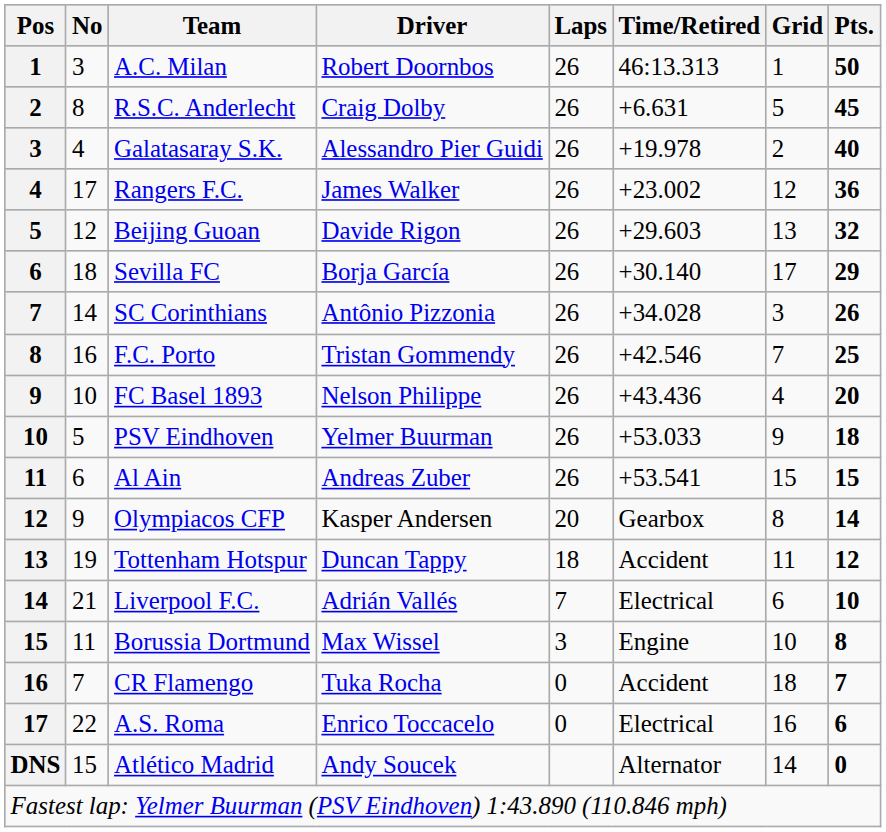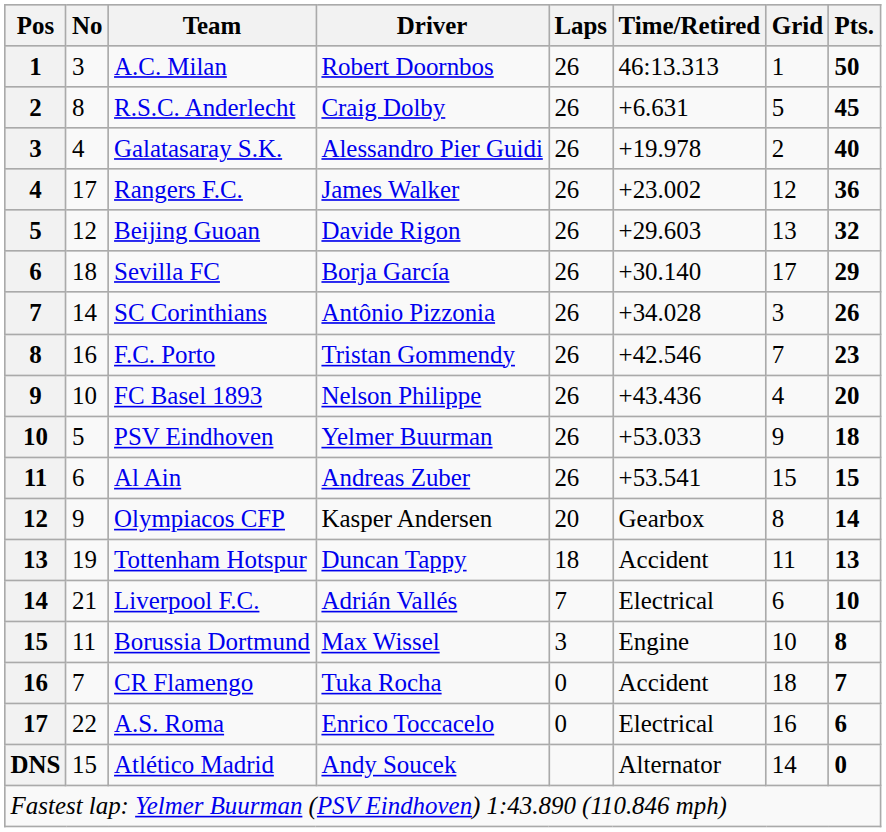(847, 354) 25 -> (847, 354) 23
(847, 559) 12 -> (847, 559) 13
